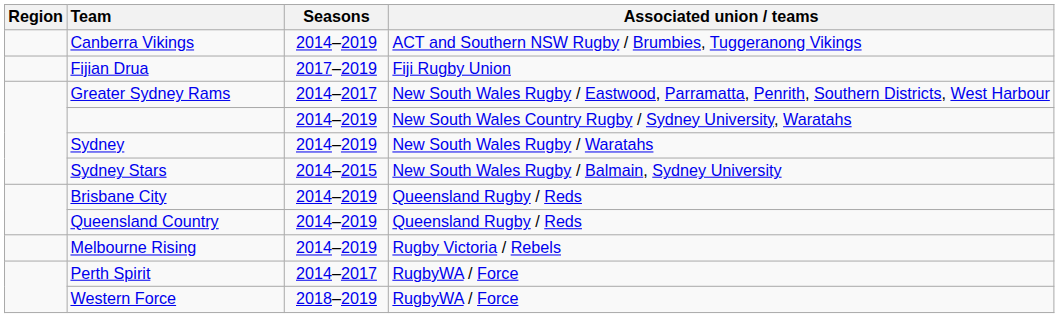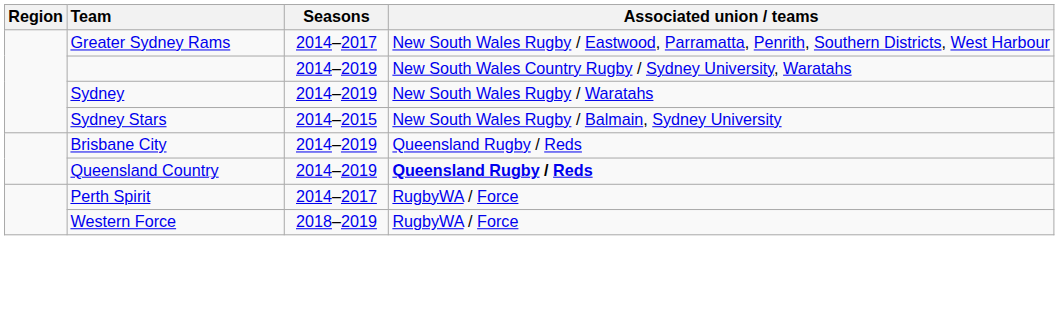- row: (132, 42)
- row: (110, 68)
(487, 222) normal -> (493, 171) bold
- row: (133, 247)
